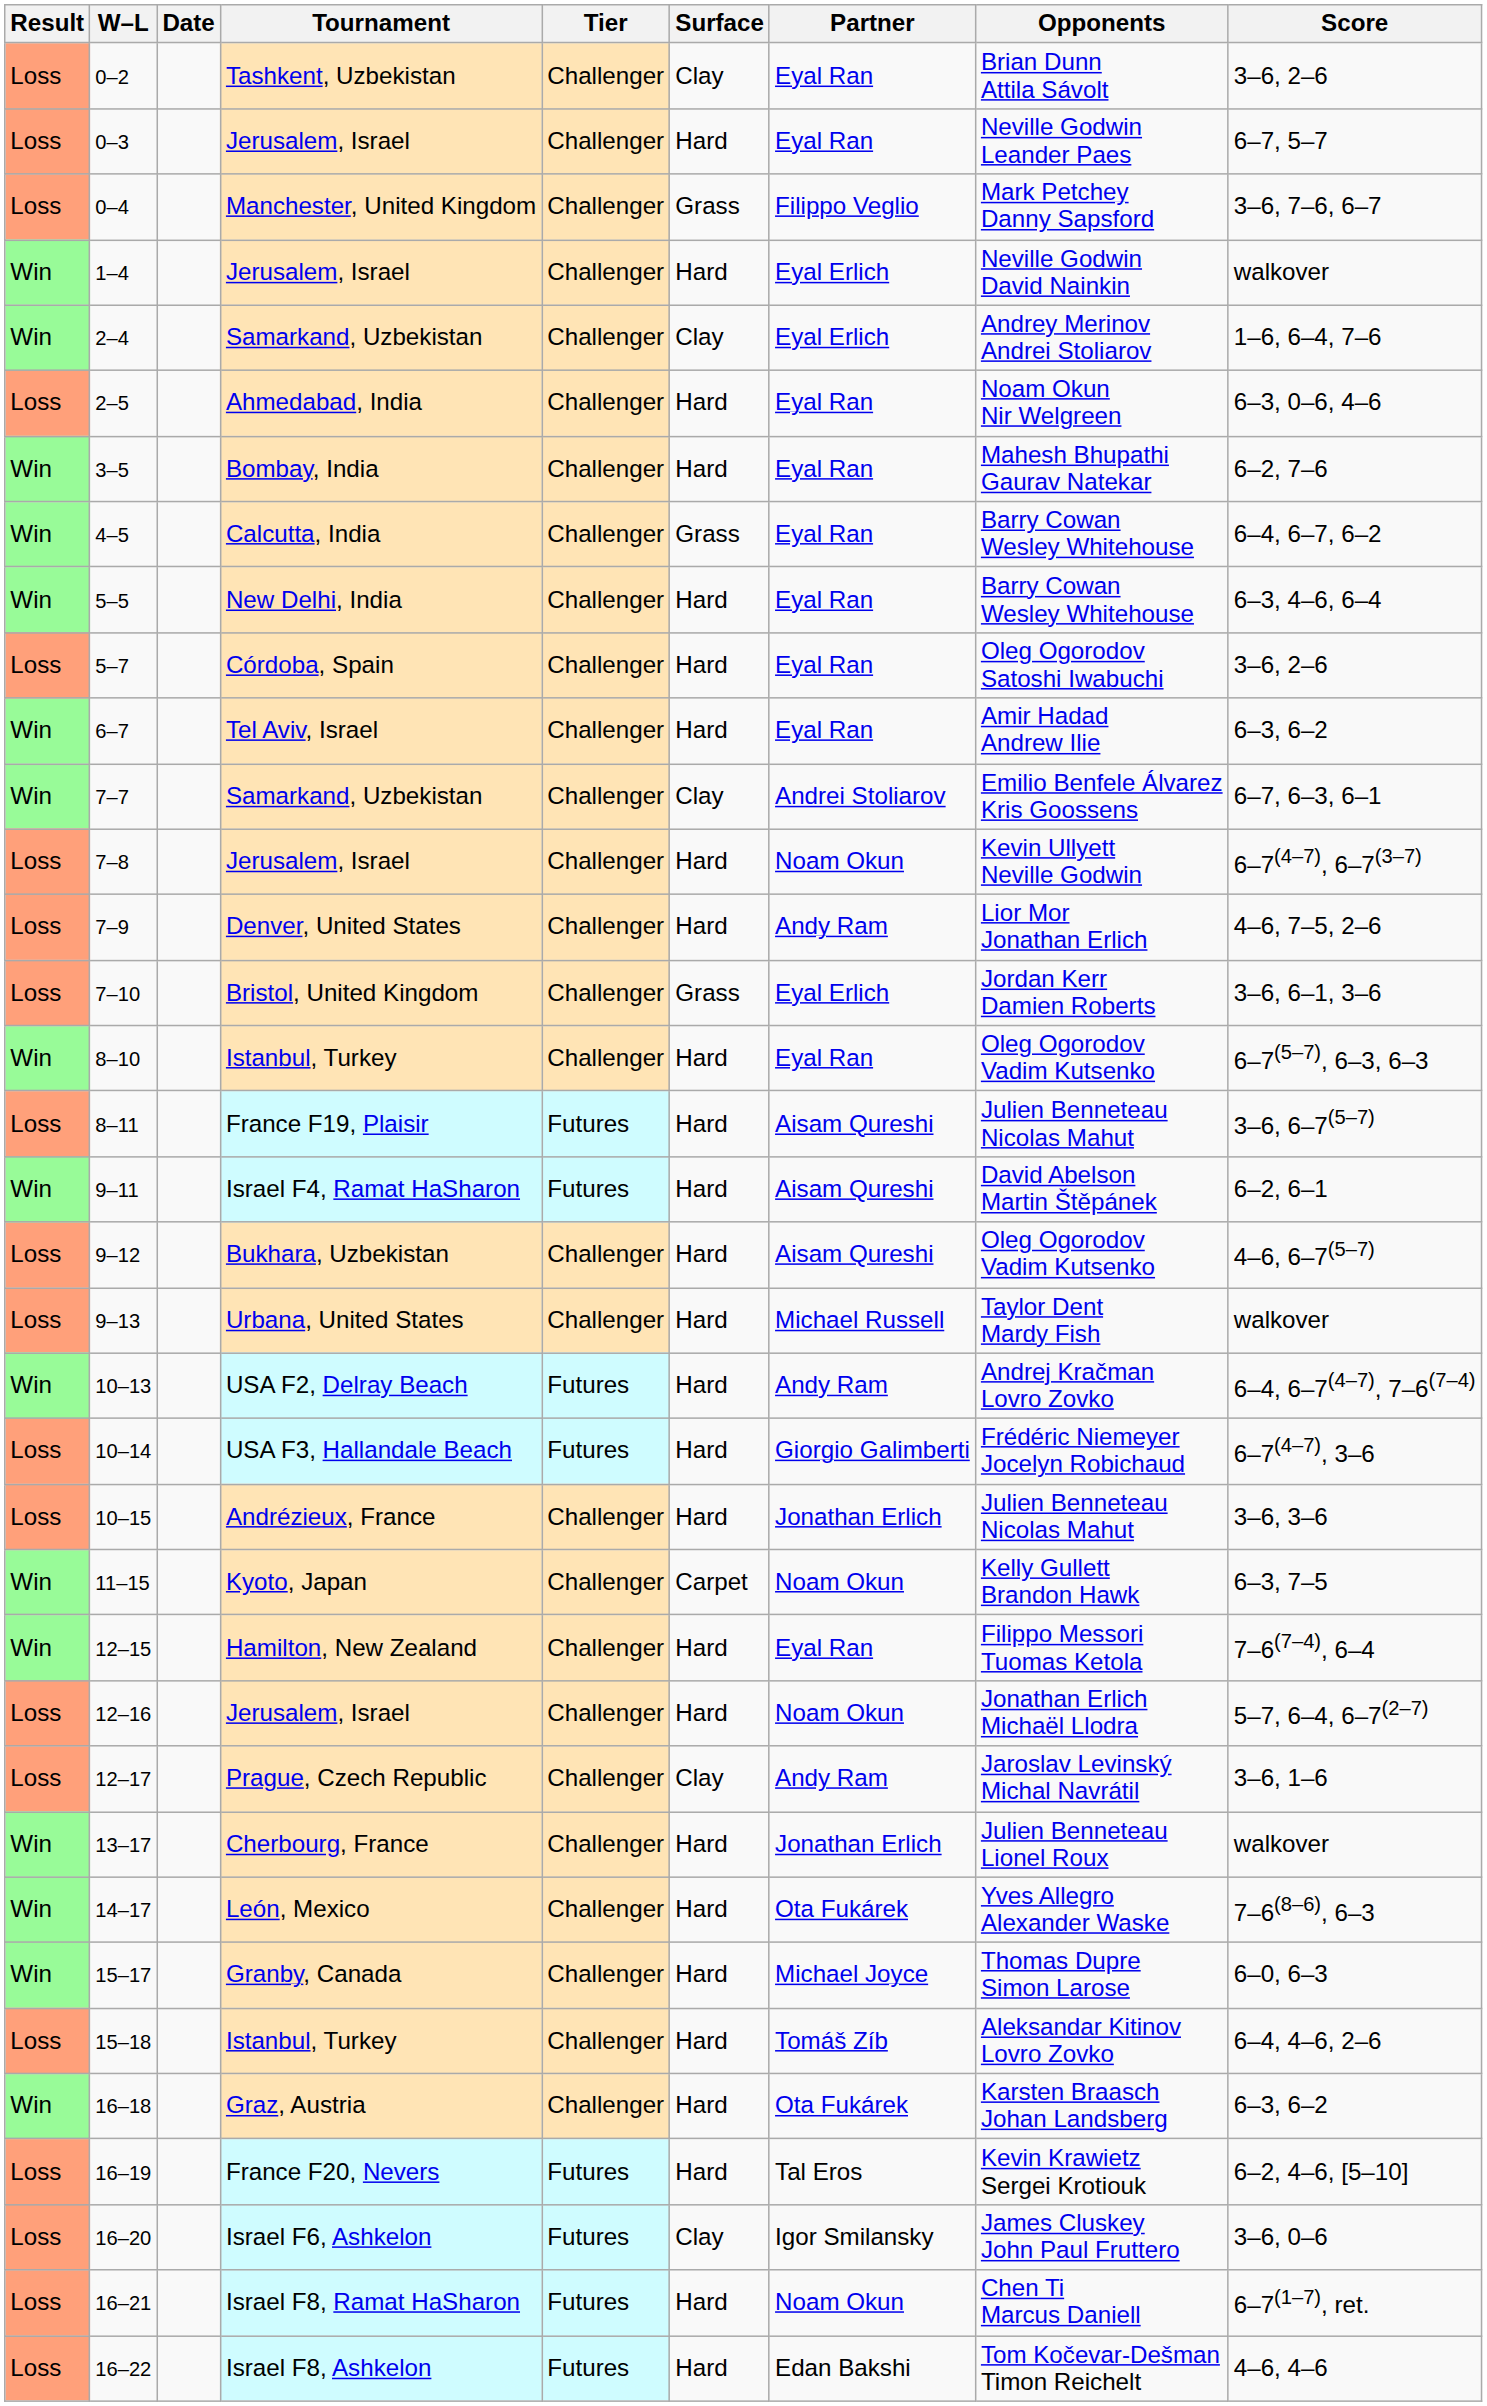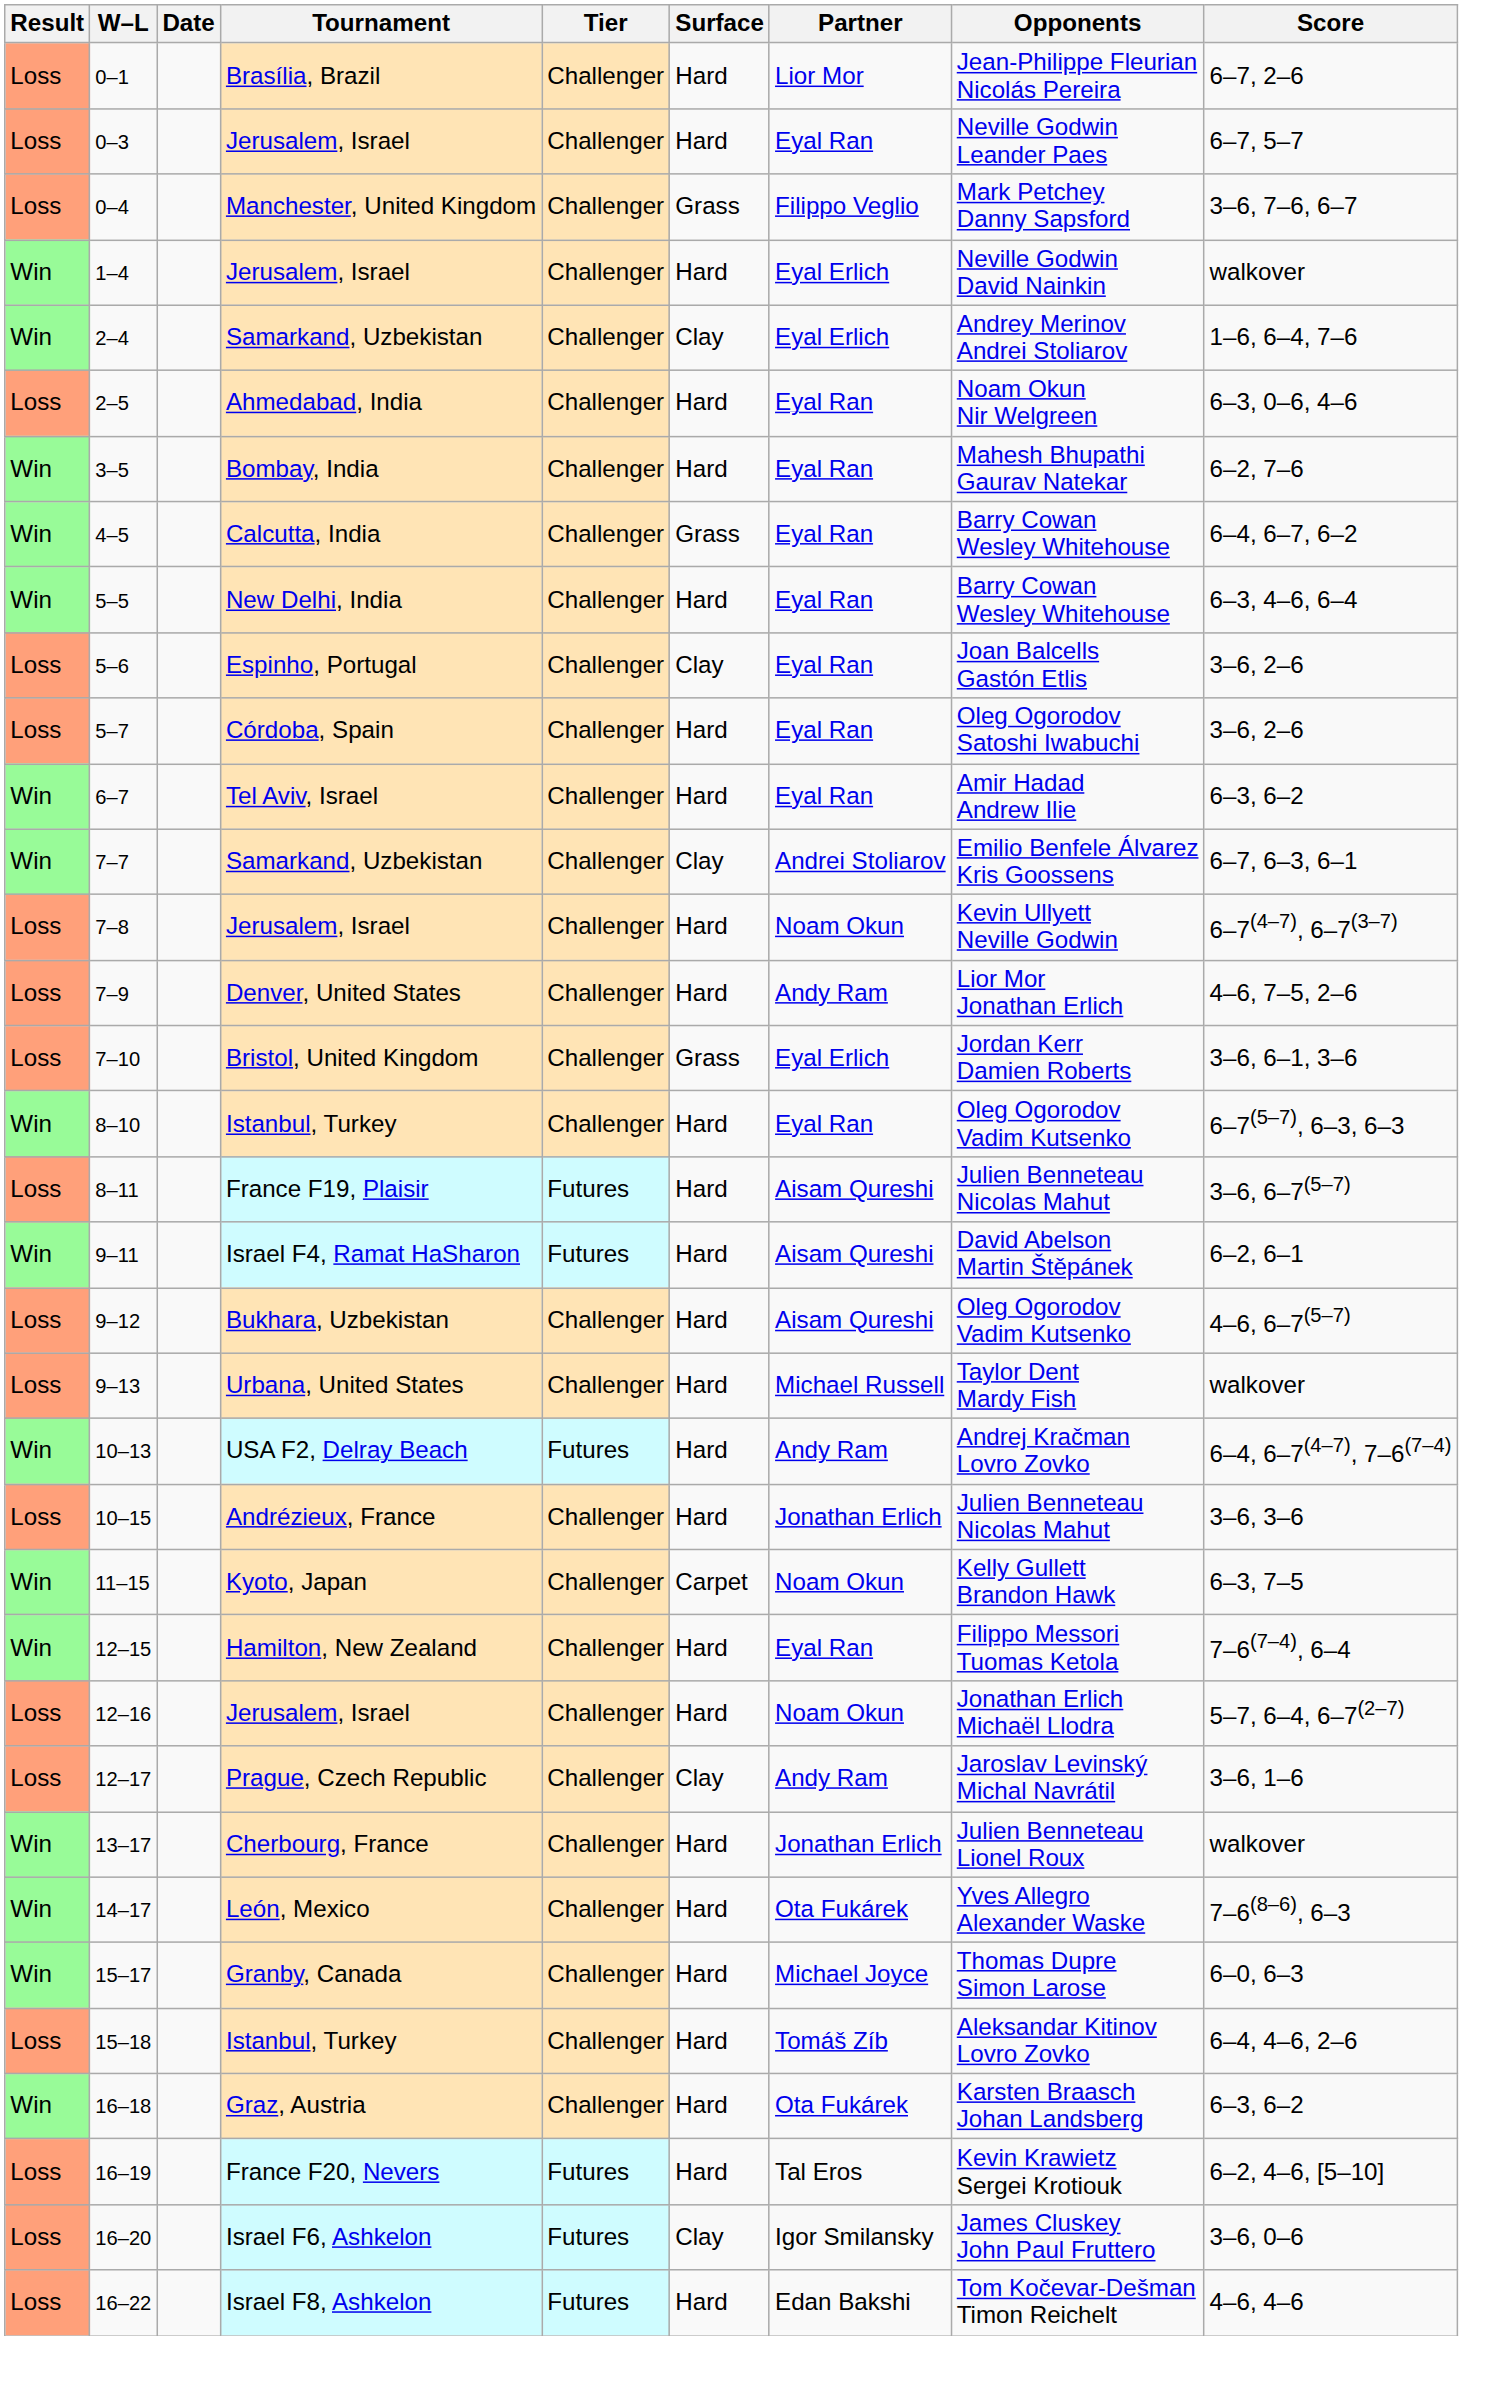+ row: (112, 77)
- row: (112, 77)
+ row: (112, 666)
- row: (123, 1452)
- row: (123, 2303)
